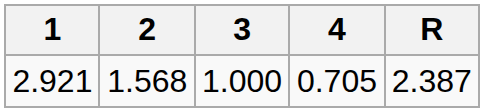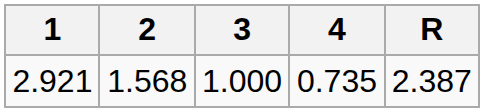(337, 80) 0.705 -> (337, 80) 0.735
